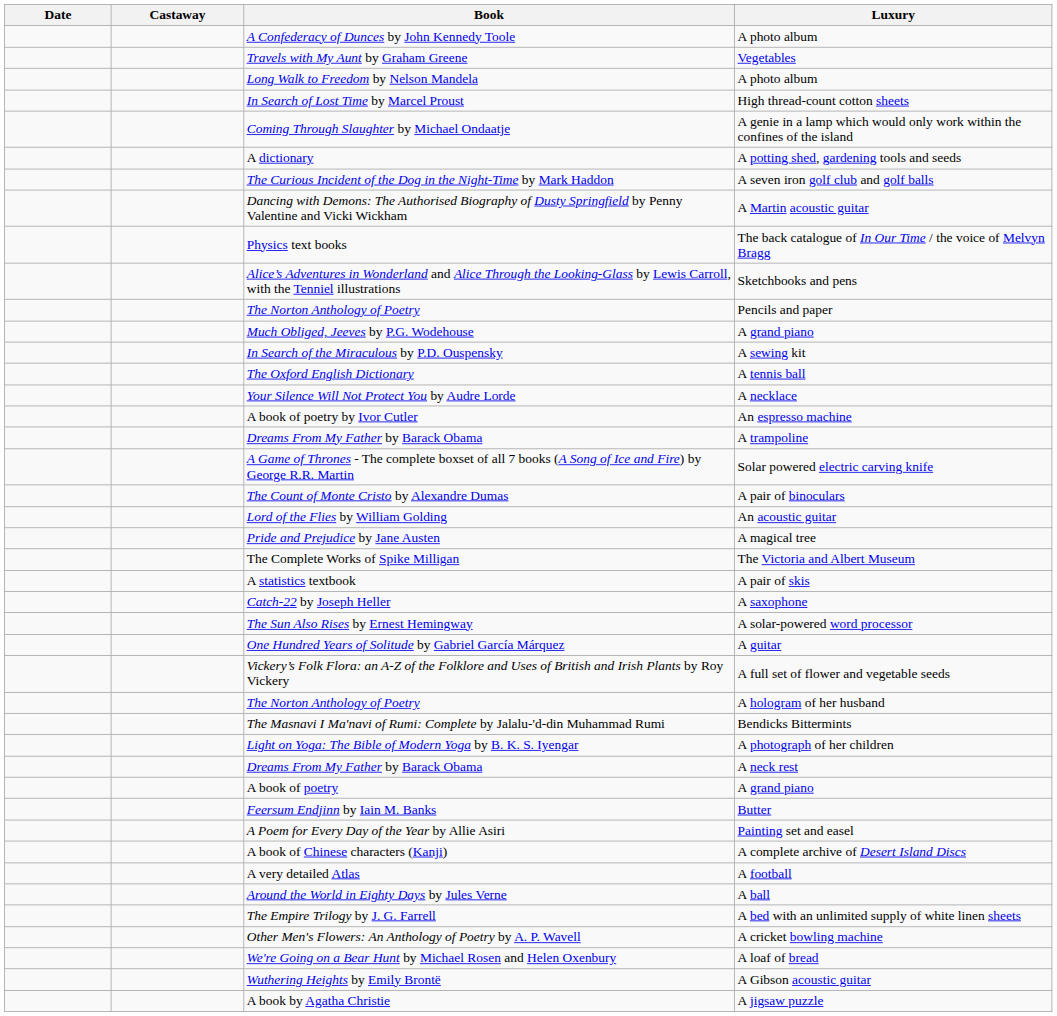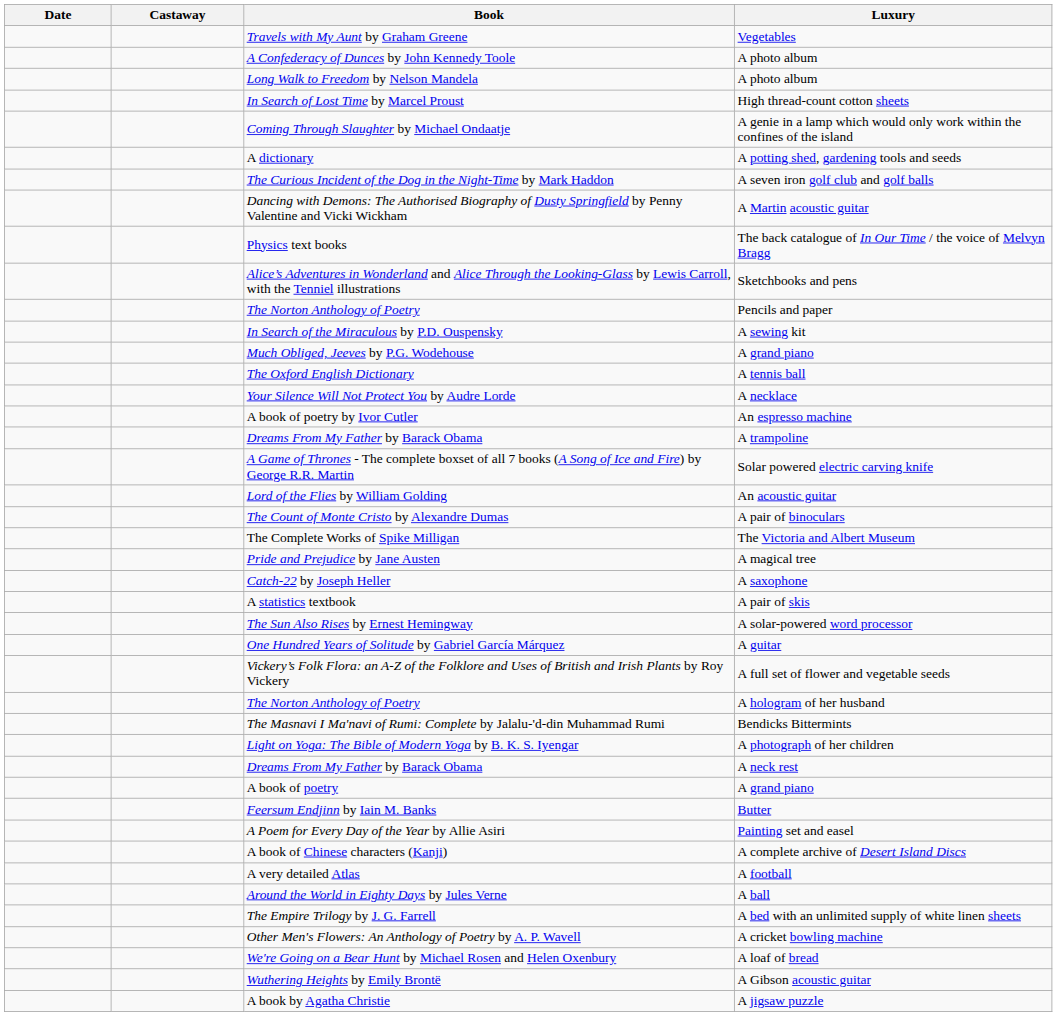rows swapped: (357, 57) <-> (381, 36)
rows swapped: (360, 331) <-> (375, 352)
rows swapped: (347, 517) <-> (378, 495)
rows swapped: (353, 559) <-> (343, 538)
rows swapped: (301, 581) <-> (319, 602)
